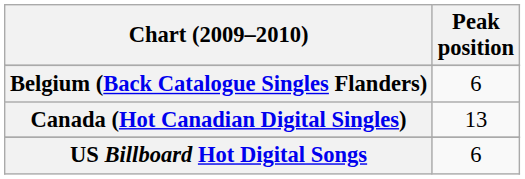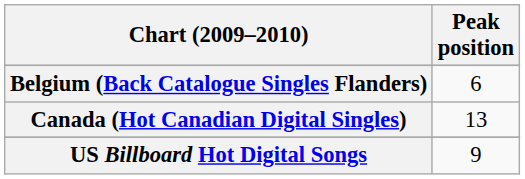(476, 155) 6 -> (476, 155) 9
